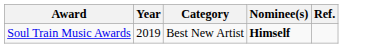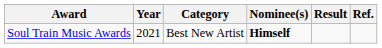+ column: (330, 14)
(148, 33) 2019 -> (148, 33) 2021
